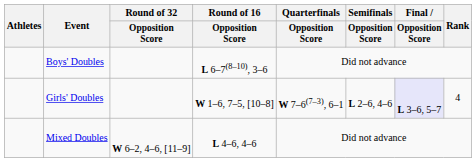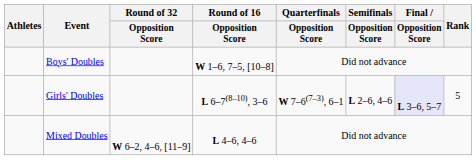(234, 69) L 6–7(8–10), 3–6 -> (234, 67) W 1–6, 7–5, [10–8]
(234, 104) W 1–6, 7–5, [10–8] -> (234, 101) L 6–7(8–10), 3–6
(458, 98) 4 -> (458, 95) 5
